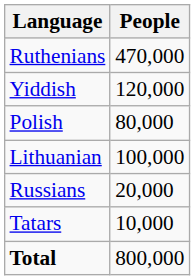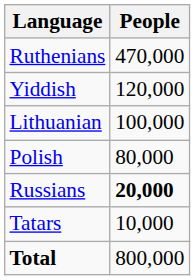rows swapped: (56, 156) <-> (36, 122)
(144, 190) normal -> (144, 190) bold
